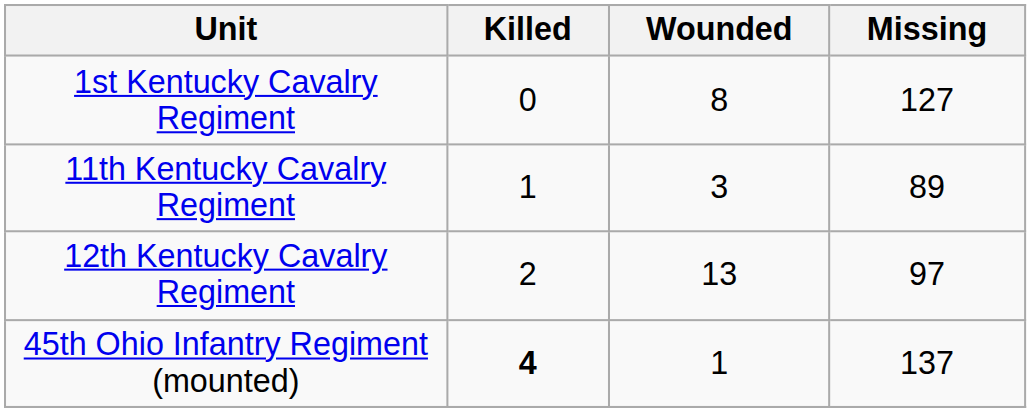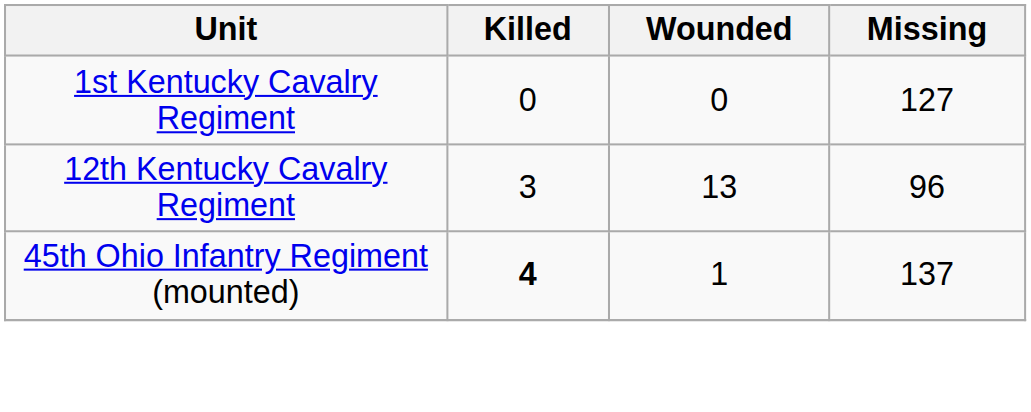(719, 99) 8 -> (719, 99) 0
- row: (226, 187)
(528, 274) 2 -> (528, 187) 3
(927, 274) 97 -> (927, 187) 96
